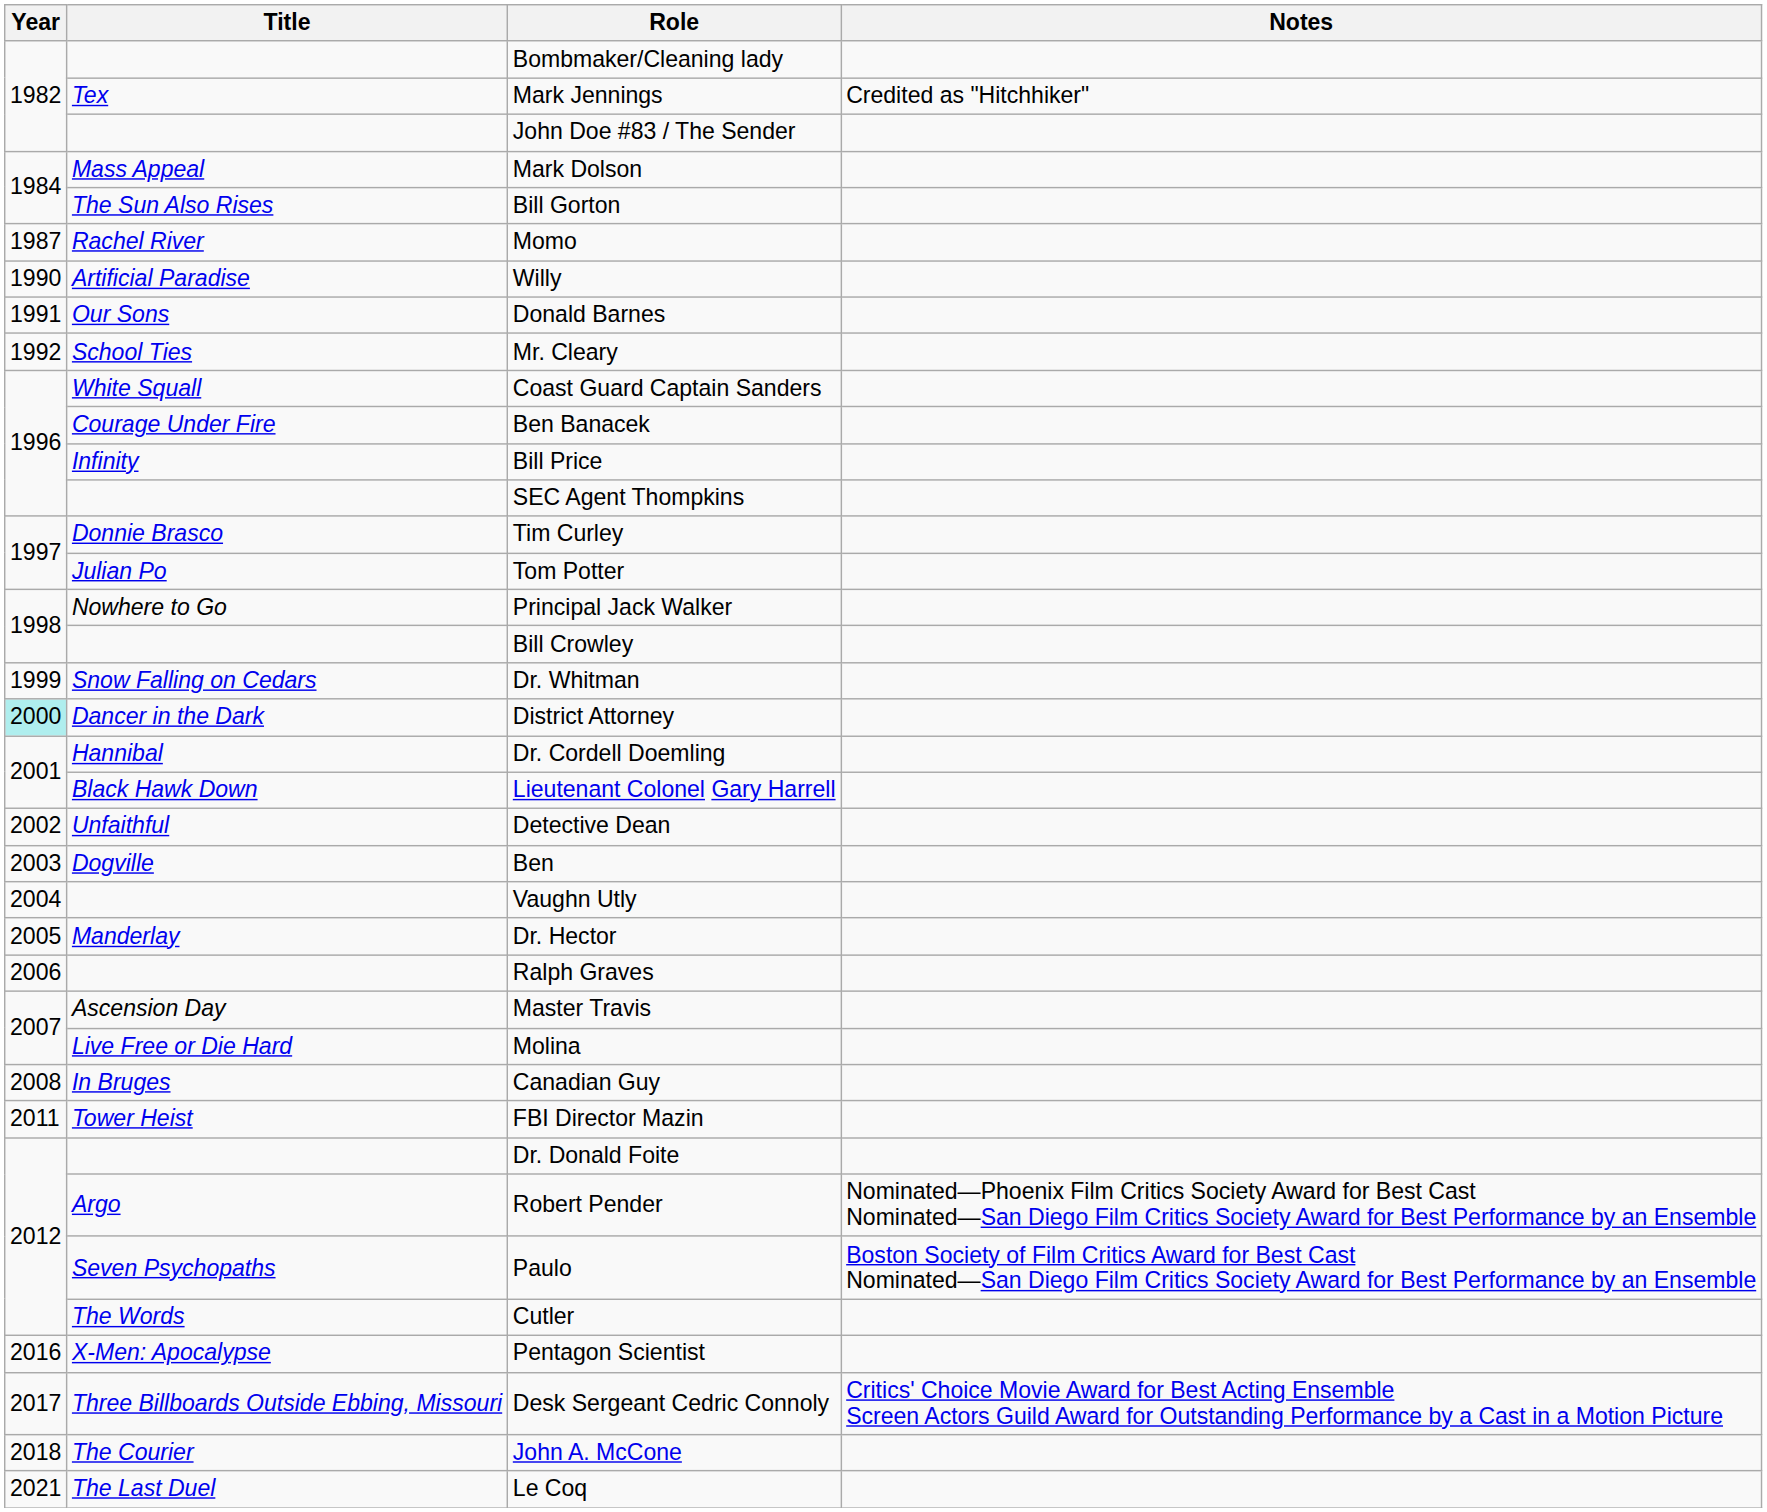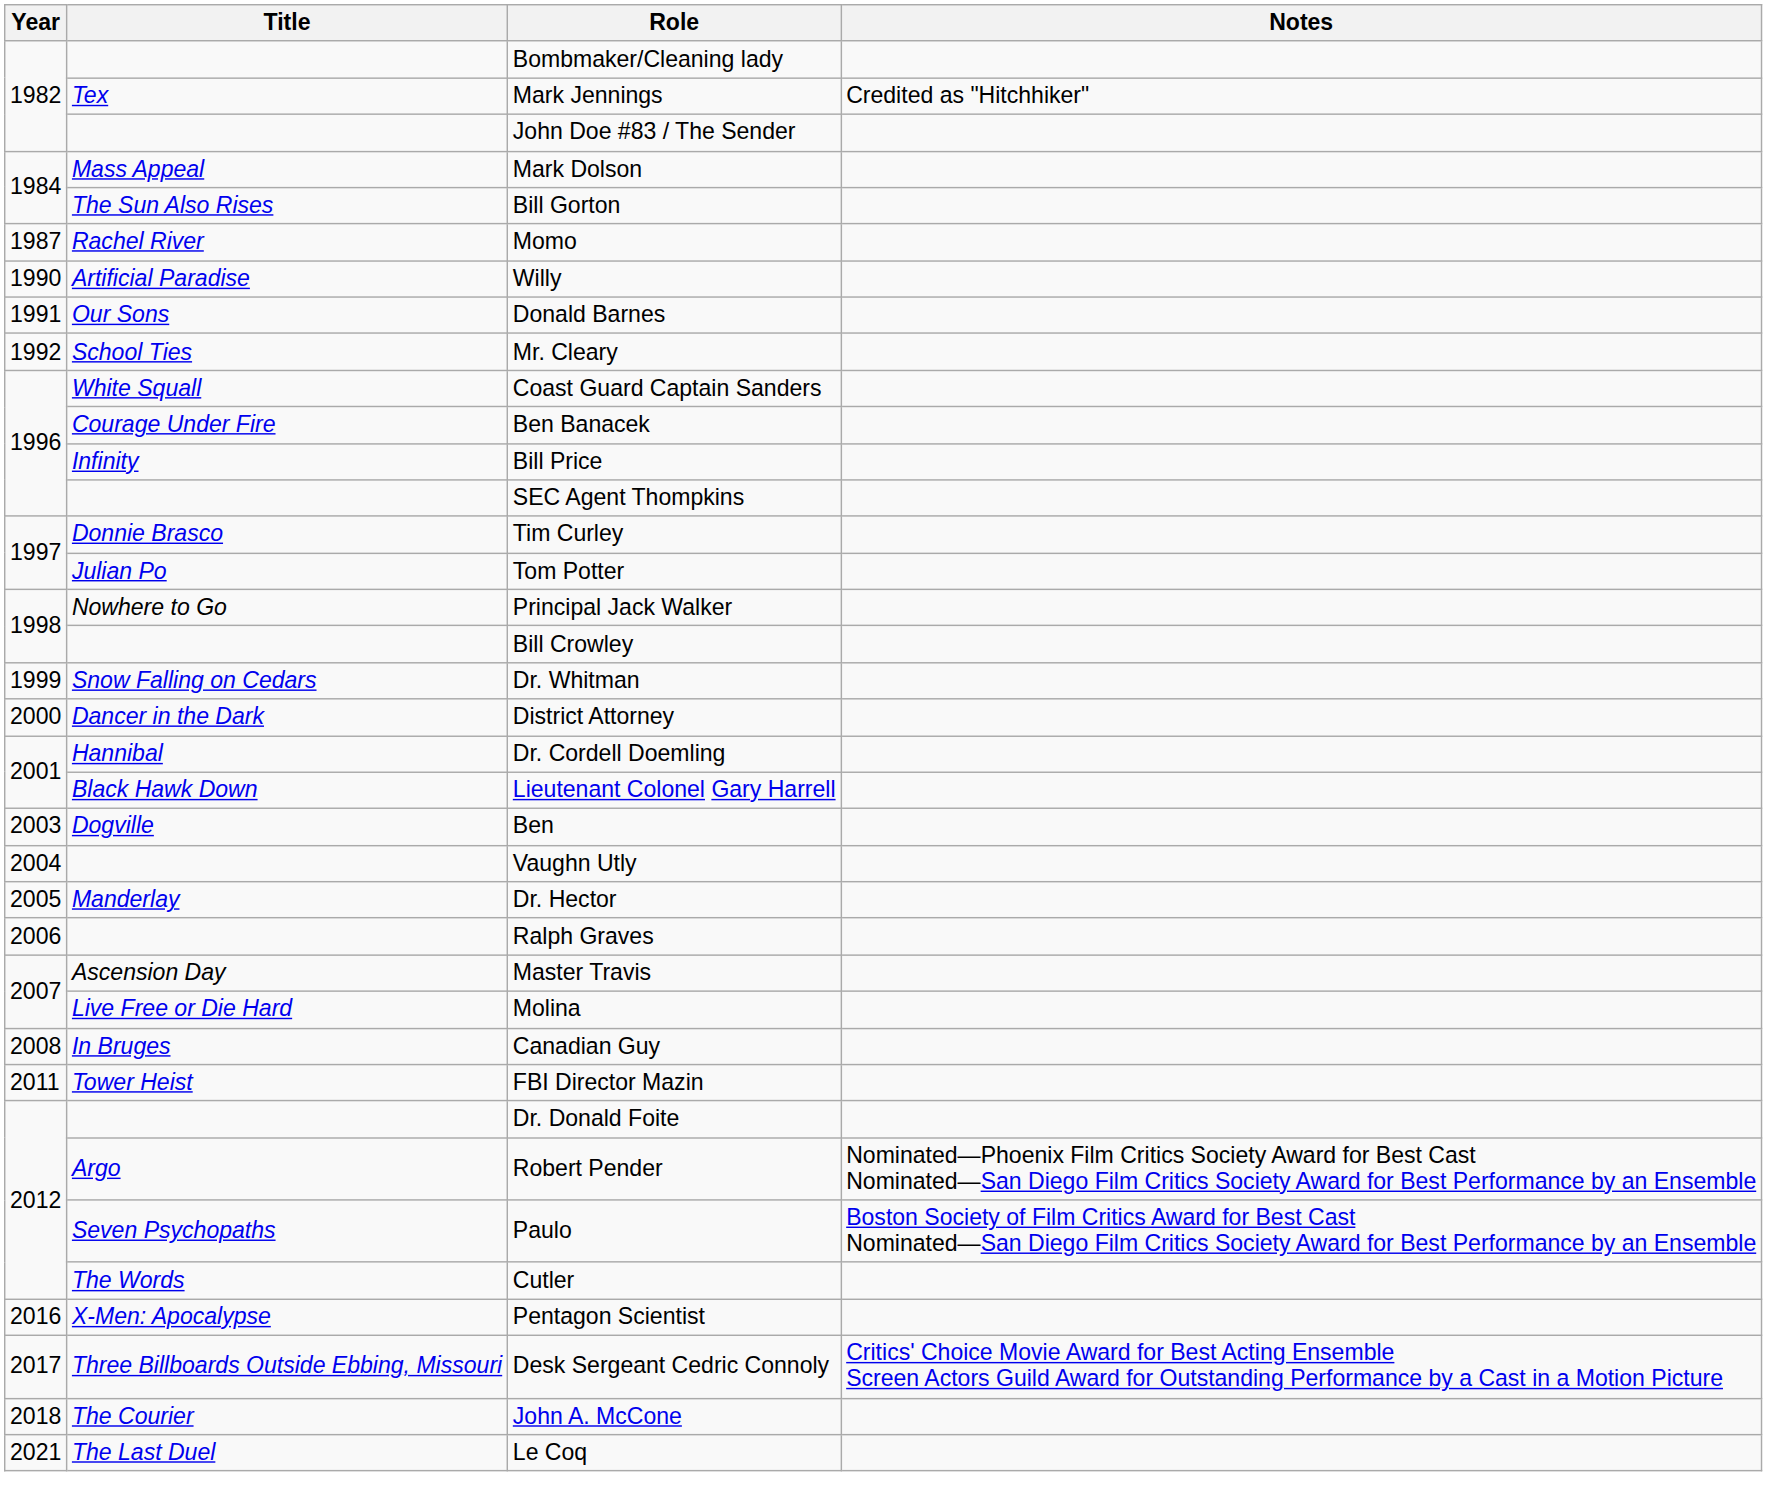(36, 717) paleturquoise background -> (36, 717) no background
- row: (592, 826)
